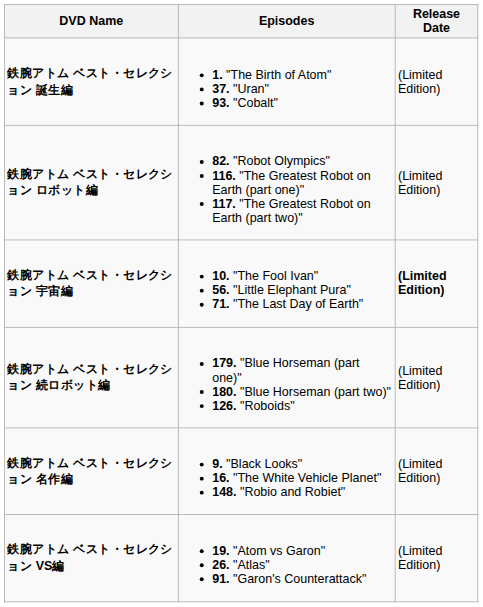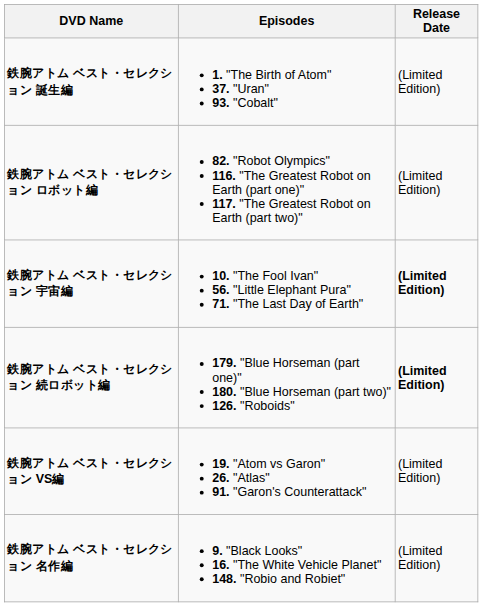(420, 377) normal -> (422, 377) bold
rows swapped: (90, 557) <-> (90, 470)
